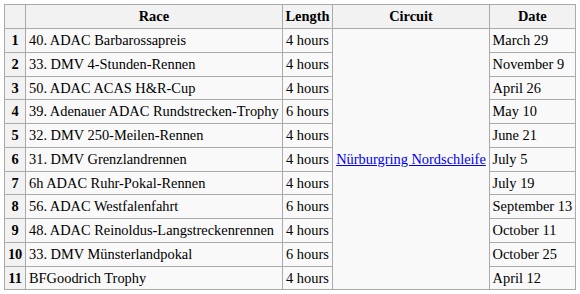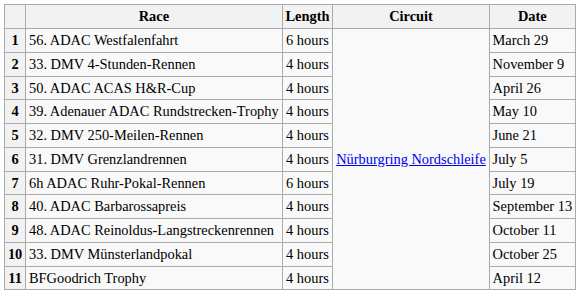(108, 40) 40. ADAC Barbarossapreis -> (104, 40) 56. ADAC Westfalenfahrt
(307, 40) 4 hours -> (307, 40) 6 hours
(307, 111) 6 hours -> (307, 111) 4 hours
(307, 183) 4 hours -> (307, 183) 6 hours
(104, 206) 56. ADAC Westfalenfahrt -> (108, 206) 40. ADAC Barbarossapreis
(307, 206) 6 hours -> (307, 206) 4 hours
(307, 254) 6 hours -> (307, 254) 4 hours
